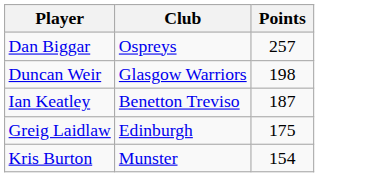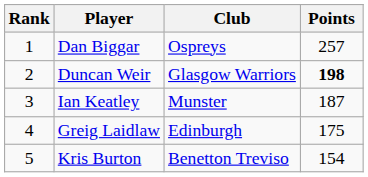+ column: (29, 18)
(282, 74) normal -> (331, 74) bold
(179, 102) Benetton Treviso -> (197, 102) Munster
(148, 158) Munster -> (228, 158) Benetton Treviso
